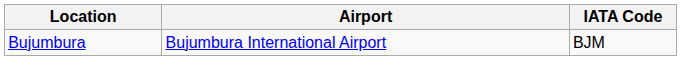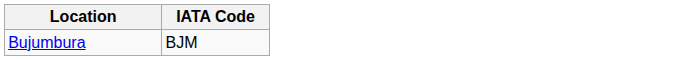- column: (366, 17)
